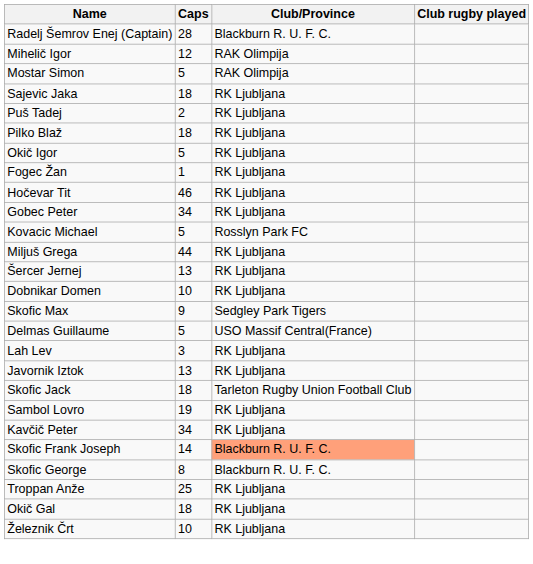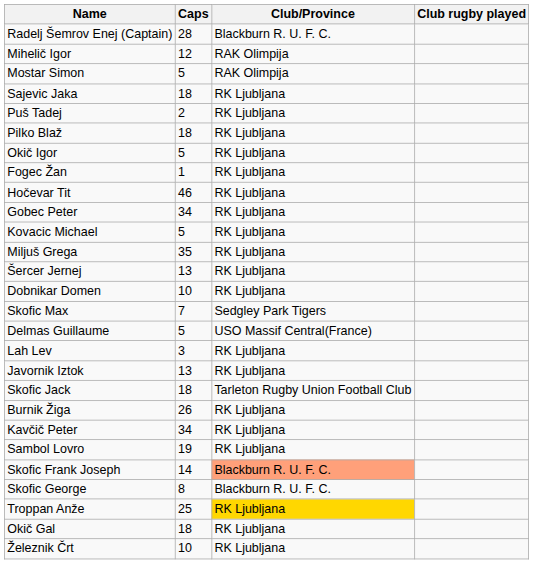(261, 232) Rosslyn Park FC -> (250, 232) RK Ljubljana
(185, 251) 44 -> (185, 251) 35
(182, 311) 9 -> (182, 311) 7
+ row: (39, 410)
rows swapped: (46, 410) <-> (42, 430)
(250, 489) no background -> (250, 509) gold background
